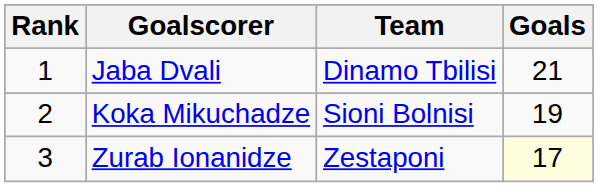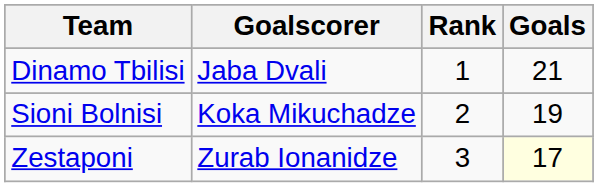columns swapped: (45, 26) <-> (410, 26)
